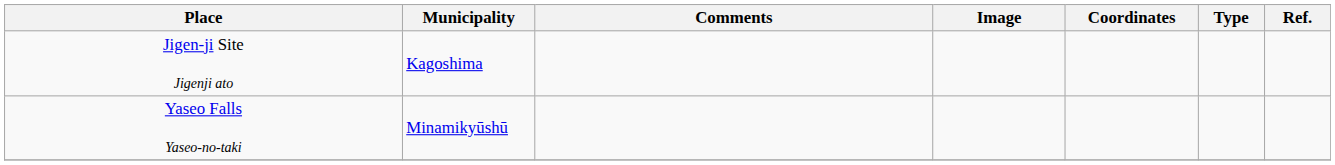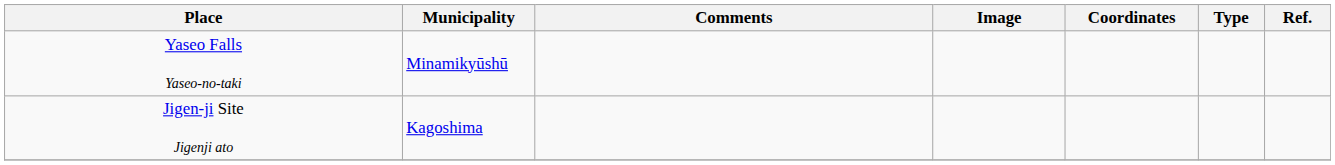rows swapped: (203, 63) <-> (203, 127)
